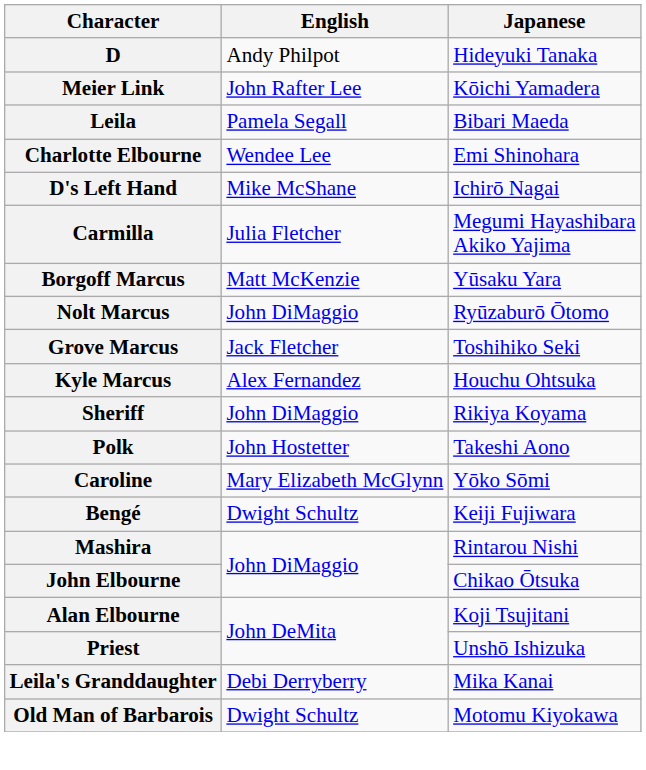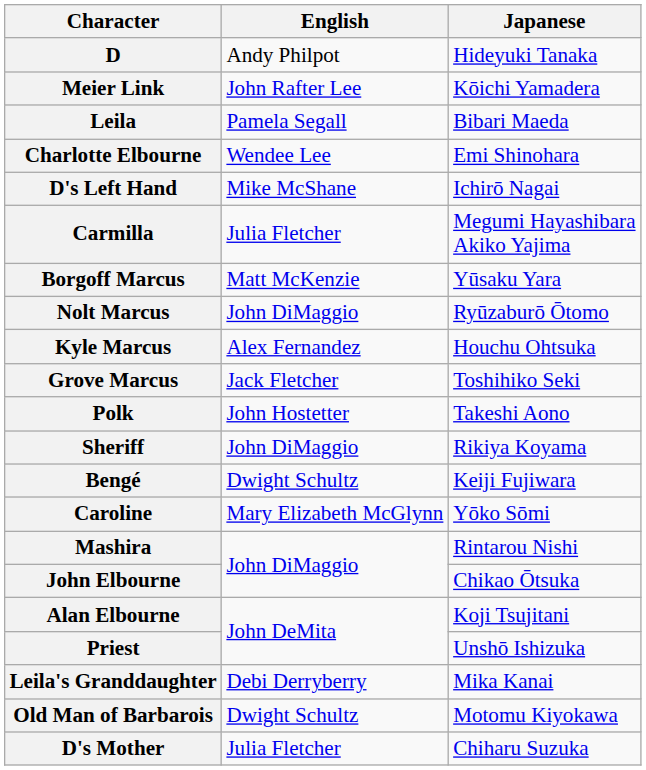rows swapped: (113, 379) <-> (113, 346)
rows swapped: (113, 446) <-> (113, 413)
rows swapped: (113, 513) <-> (113, 480)
+ row: (113, 748)
